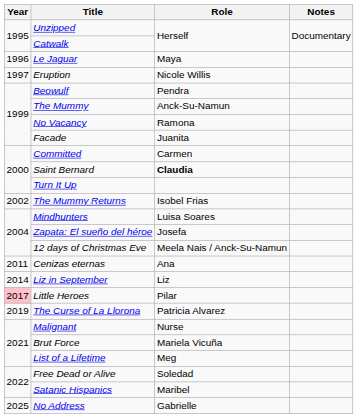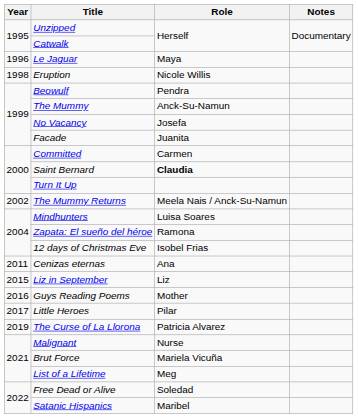(18, 75) 1997 -> (18, 75) 1998
(176, 122) Ramona -> (172, 122) Josefa
(183, 201) Isobel Frias -> (222, 201) Meela Nais / Anck-Su-Namun
(172, 232) Josefa -> (176, 232) Ramona
(222, 248) Meela Nais / Anck-Su-Namun -> (183, 248) Isobel Frias
(18, 279) 2014 -> (18, 279) 2015
+ row: (81, 295)
(18, 295) pink background -> (18, 311) no background
- row: (59, 405)
